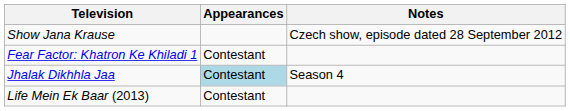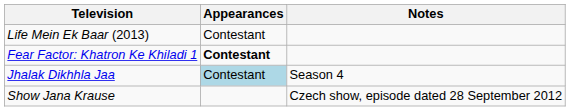rows swapped: (61, 34) <-> (78, 95)
(234, 55) normal -> (237, 55) bold
